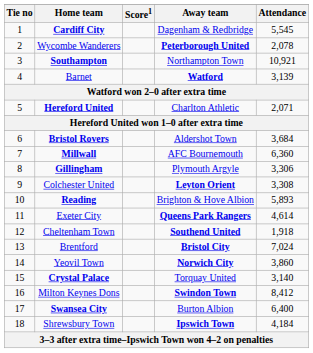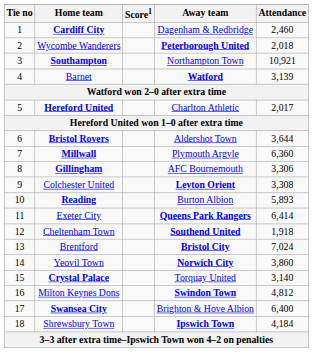(282, 30) 5,545 -> (282, 30) 2,460
(282, 45) 2,078 -> (282, 45) 2,018
(282, 107) 2,071 -> (282, 107) 2,017
(282, 138) 3,684 -> (282, 138) 3,644
(205, 154) AFC Bournemouth -> (205, 154) Plymouth Argyle
(205, 169) Plymouth Argyle -> (205, 169) AFC Bournemouth
(205, 200) Brighton & Hove Albion -> (205, 200) Burton Albion
(282, 216) 4,614 -> (282, 216) 6,414
(282, 293) 8,412 -> (282, 293) 4,812
(205, 308) Burton Albion -> (205, 308) Brighton & Hove Albion
